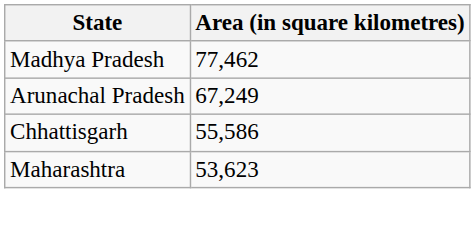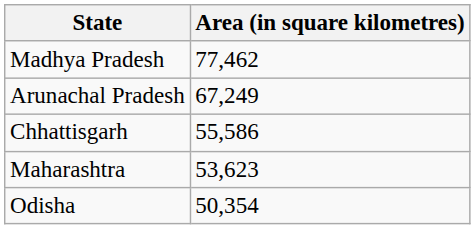+ row: (43, 205)
